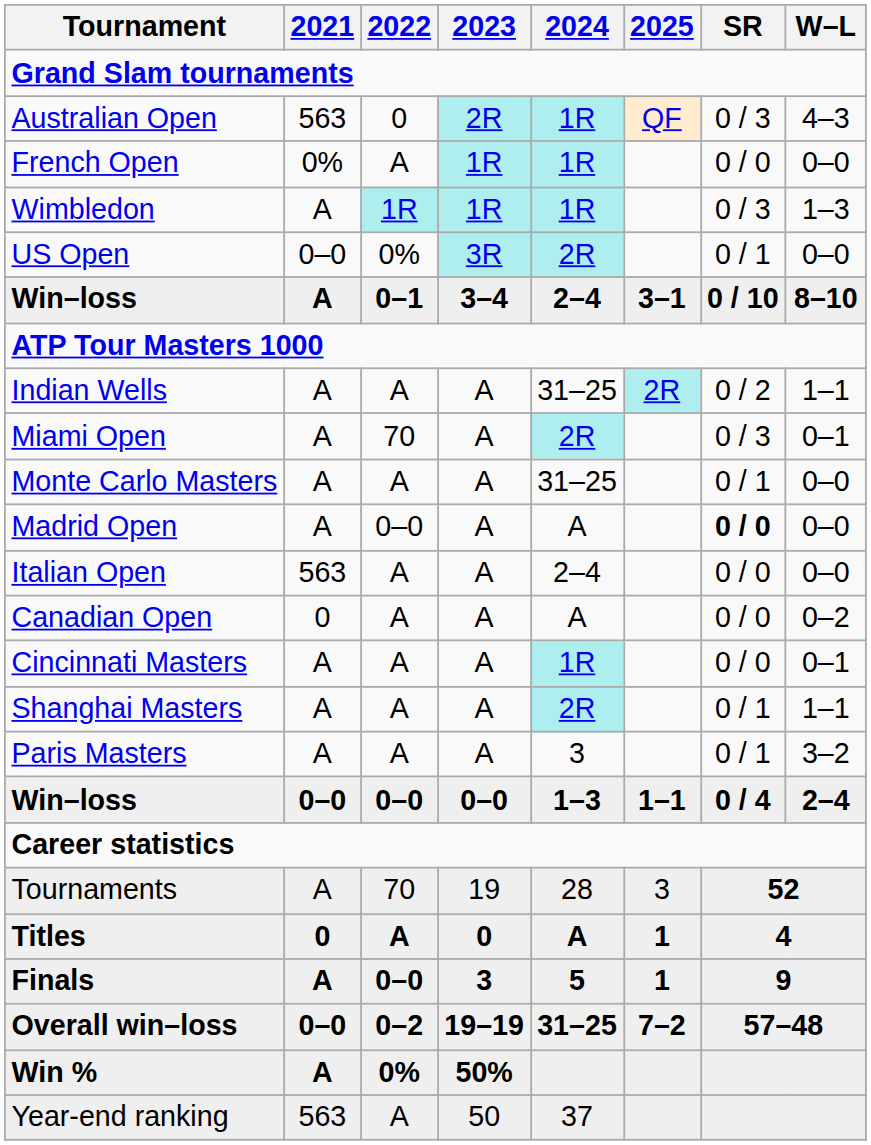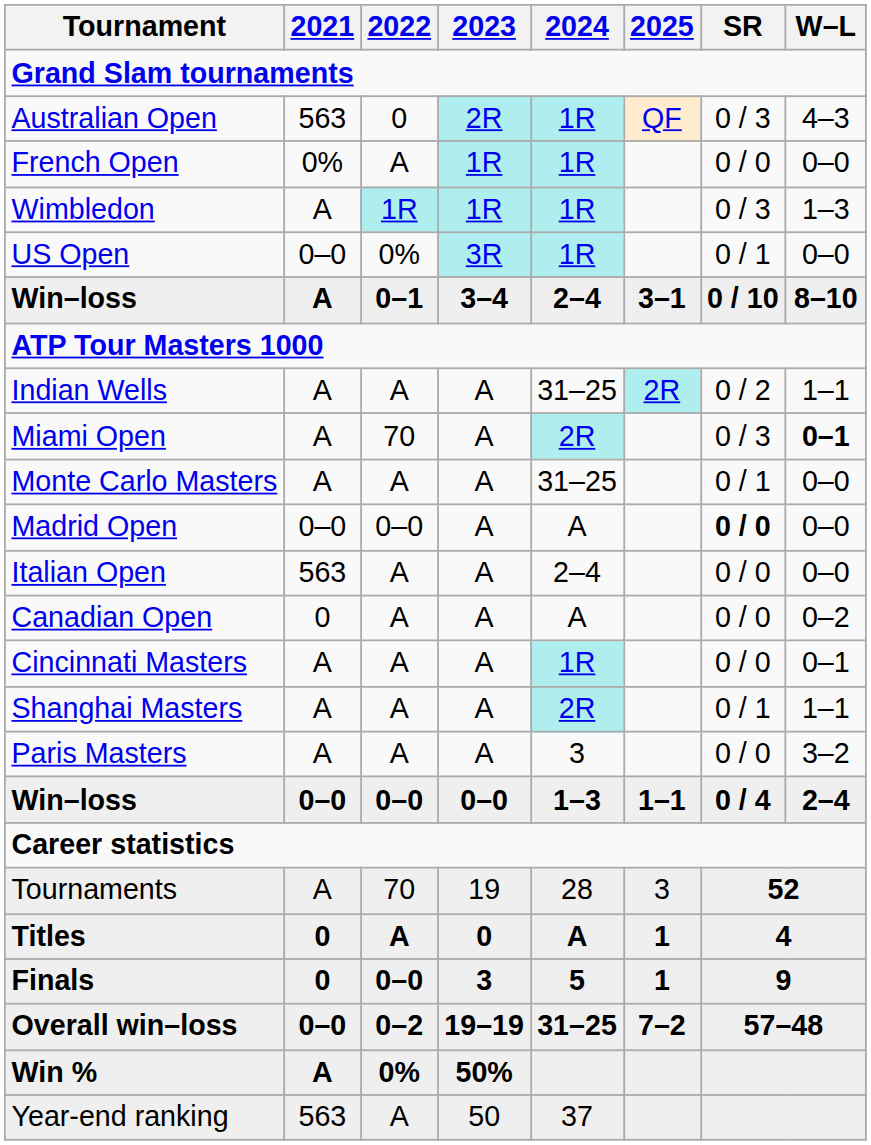(577, 254) 2R -> (577, 254) 1R
(826, 436) normal -> (826, 436) bold
(322, 526) A -> (322, 526) 0–0
(743, 753) 0 / 1 -> (743, 753) 0 / 0
(322, 981) A -> (322, 981) 0
